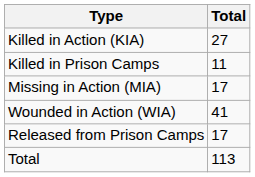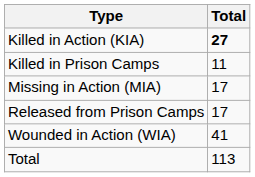(220, 40) normal -> (220, 40) bold
rows swapped: (92, 111) <-> (106, 135)
